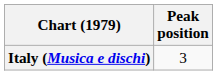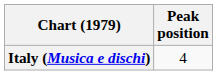(183, 57) 3 -> (183, 57) 4
